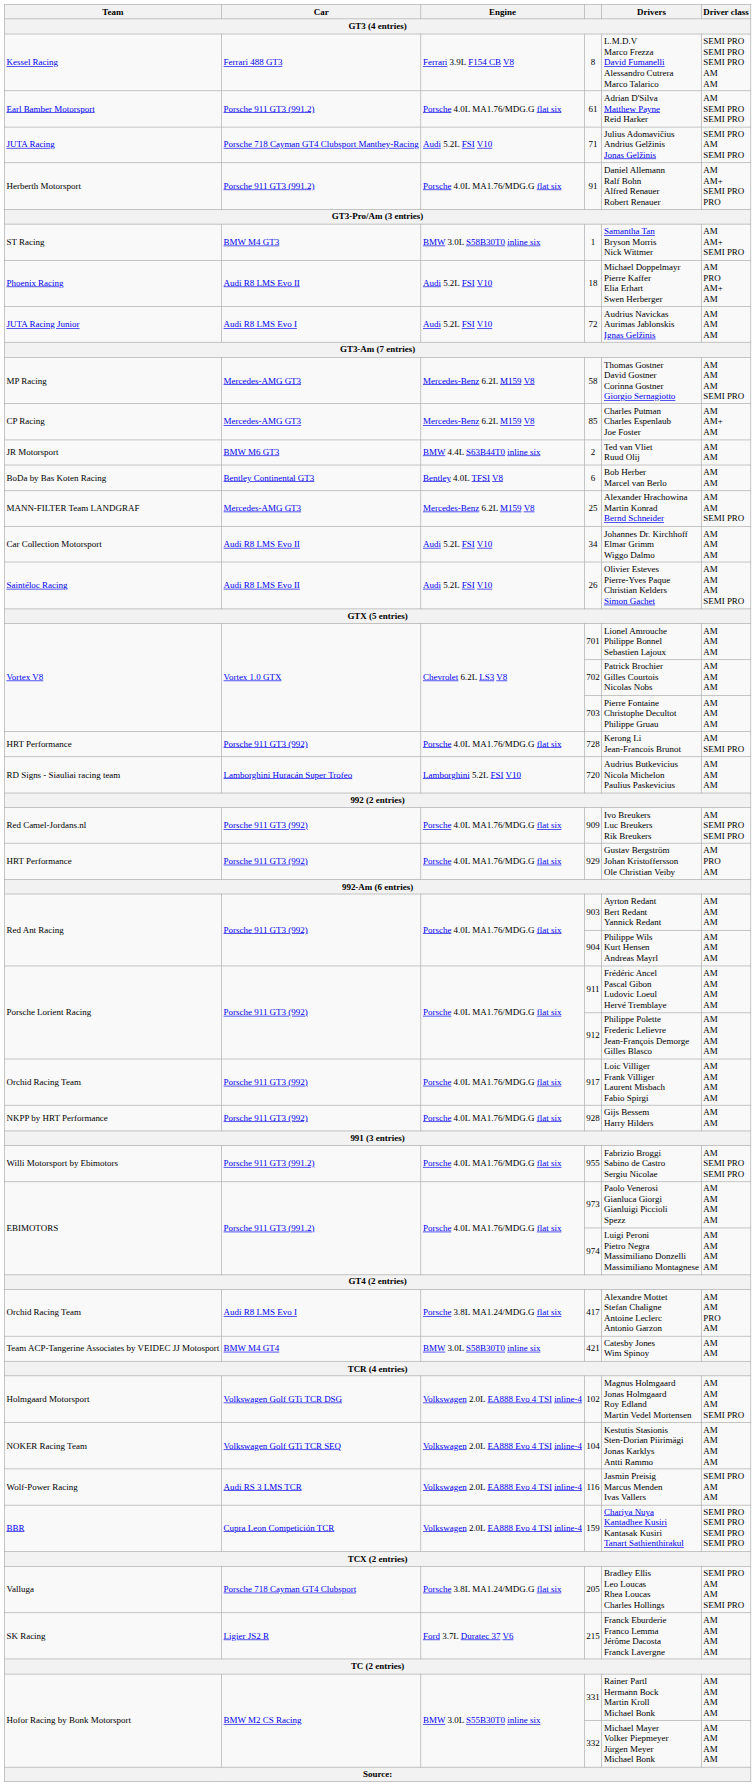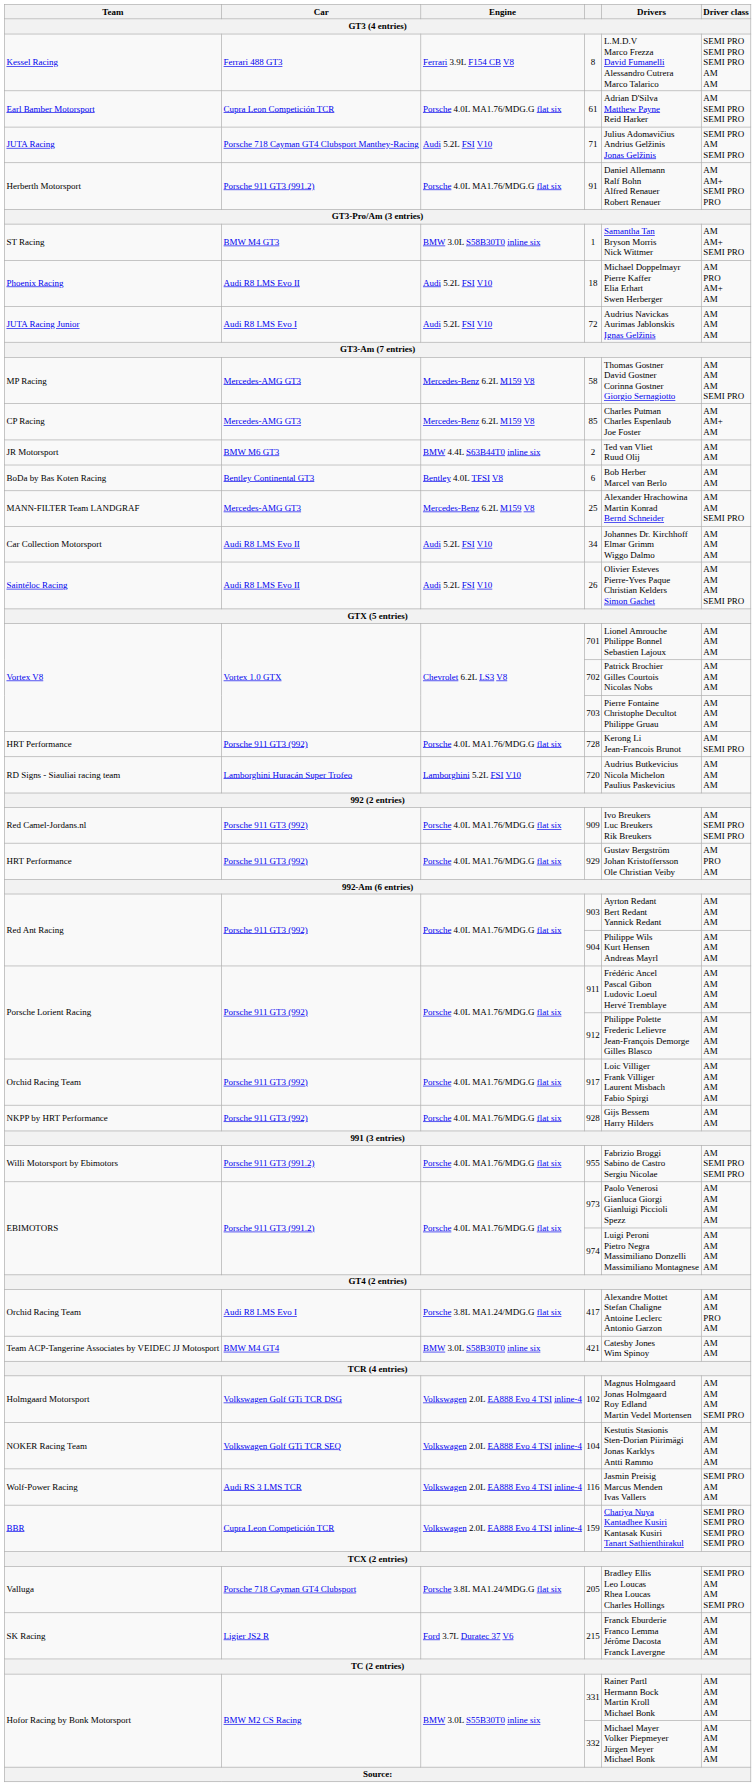(269, 108) Porsche 911 GT3 (991.2) -> (279, 108) Cupra Leon Competición TCR
